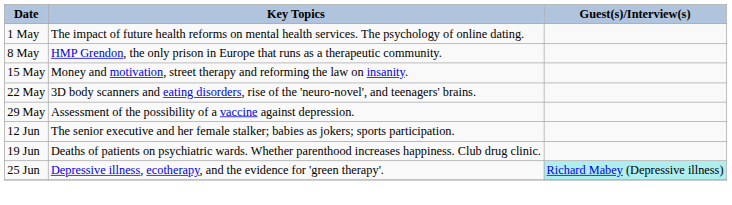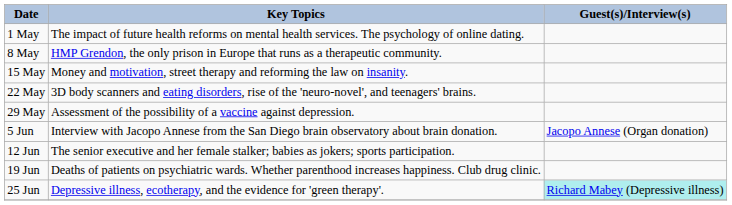+ row: (20, 131)
